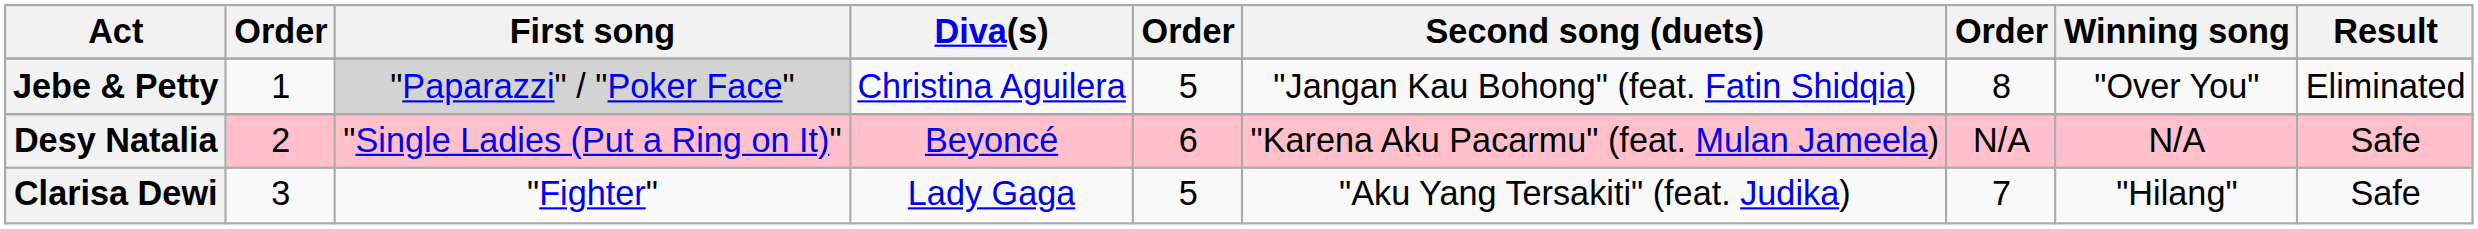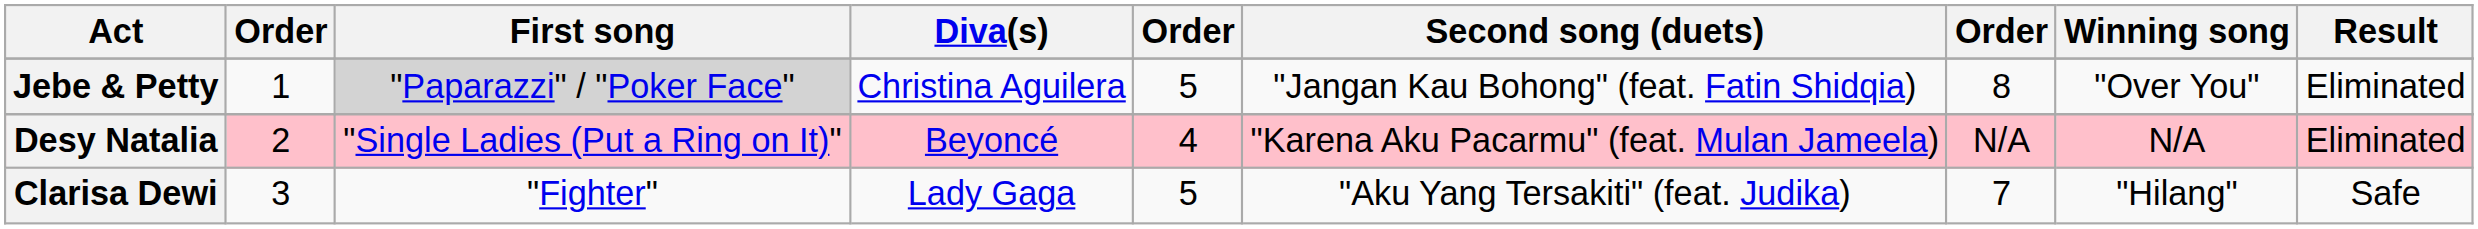(1188, 140) 6 -> (1188, 140) 4
(2386, 140) Safe -> (2386, 140) Eliminated
